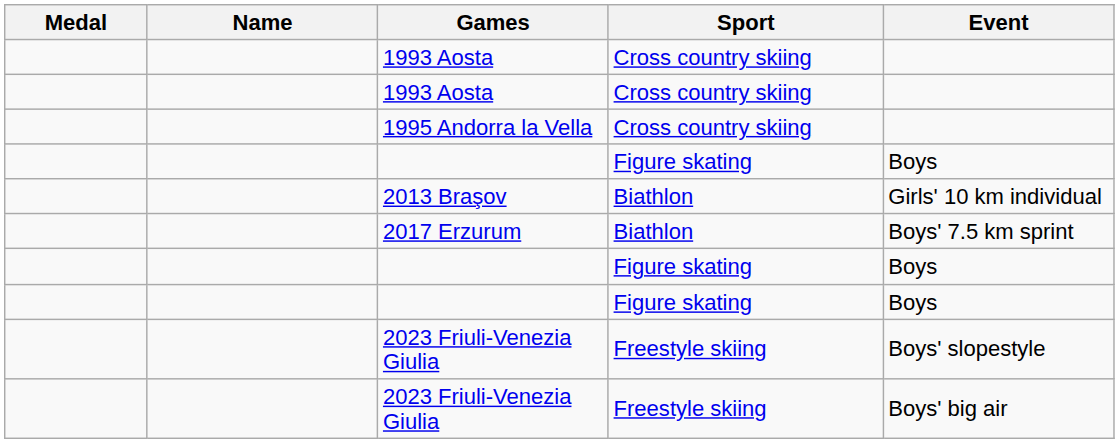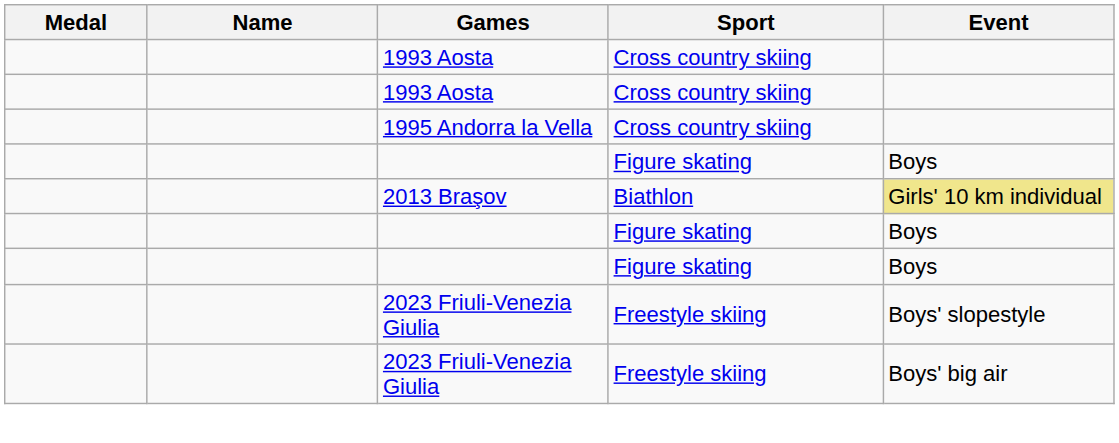(995, 197) no background -> (995, 197) khaki background
- row: (452, 232)
